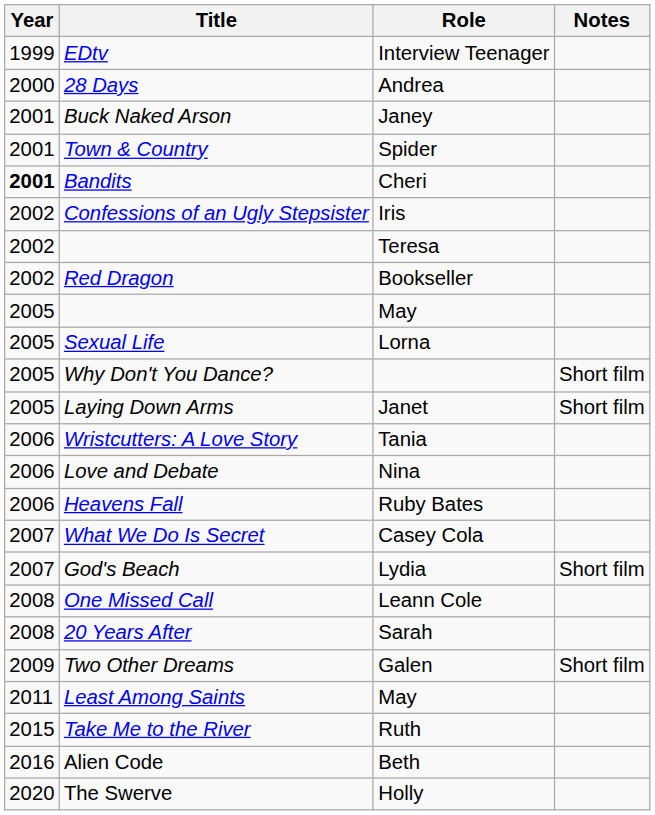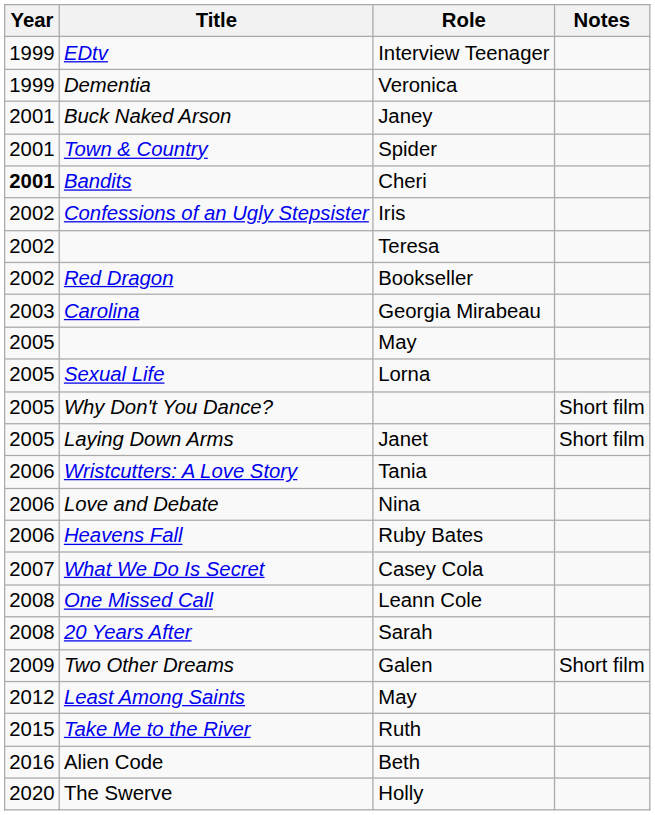+ row: (107, 85)
- row: (101, 85)
+ row: (102, 310)
- row: (122, 568)
(31, 697) 2011 -> (32, 697) 2012
